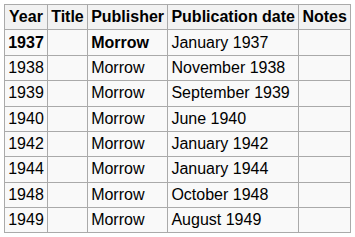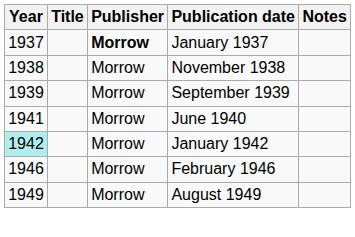(26, 42) bold -> (26, 42) normal
(26, 118) 1940 -> (26, 118) 1941
(26, 144) no background -> (26, 144) paleturquoise background
- row: (220, 169)
+ row: (223, 169)
- row: (220, 194)
